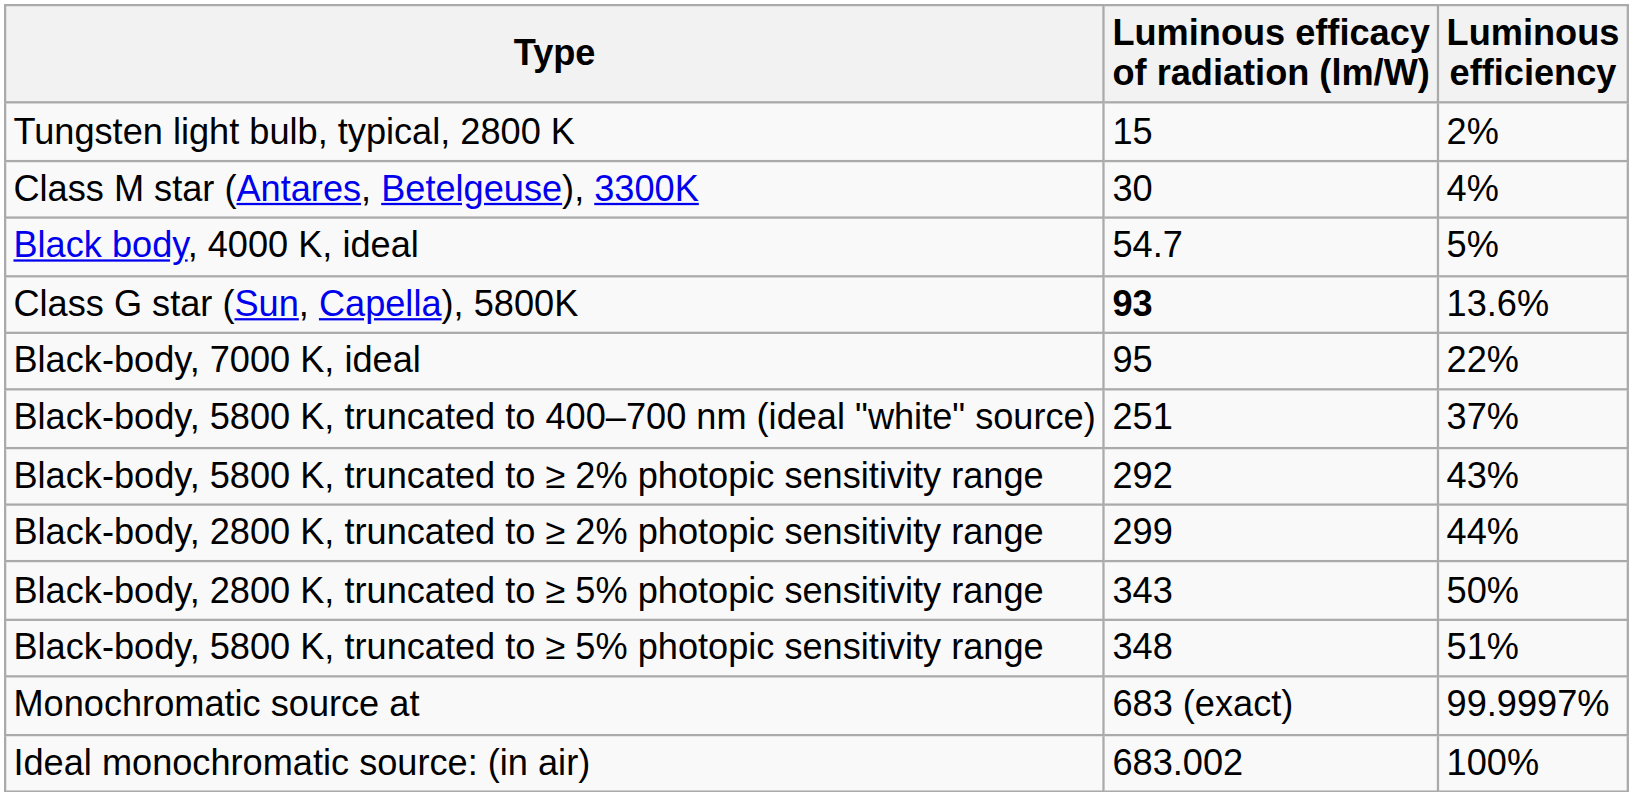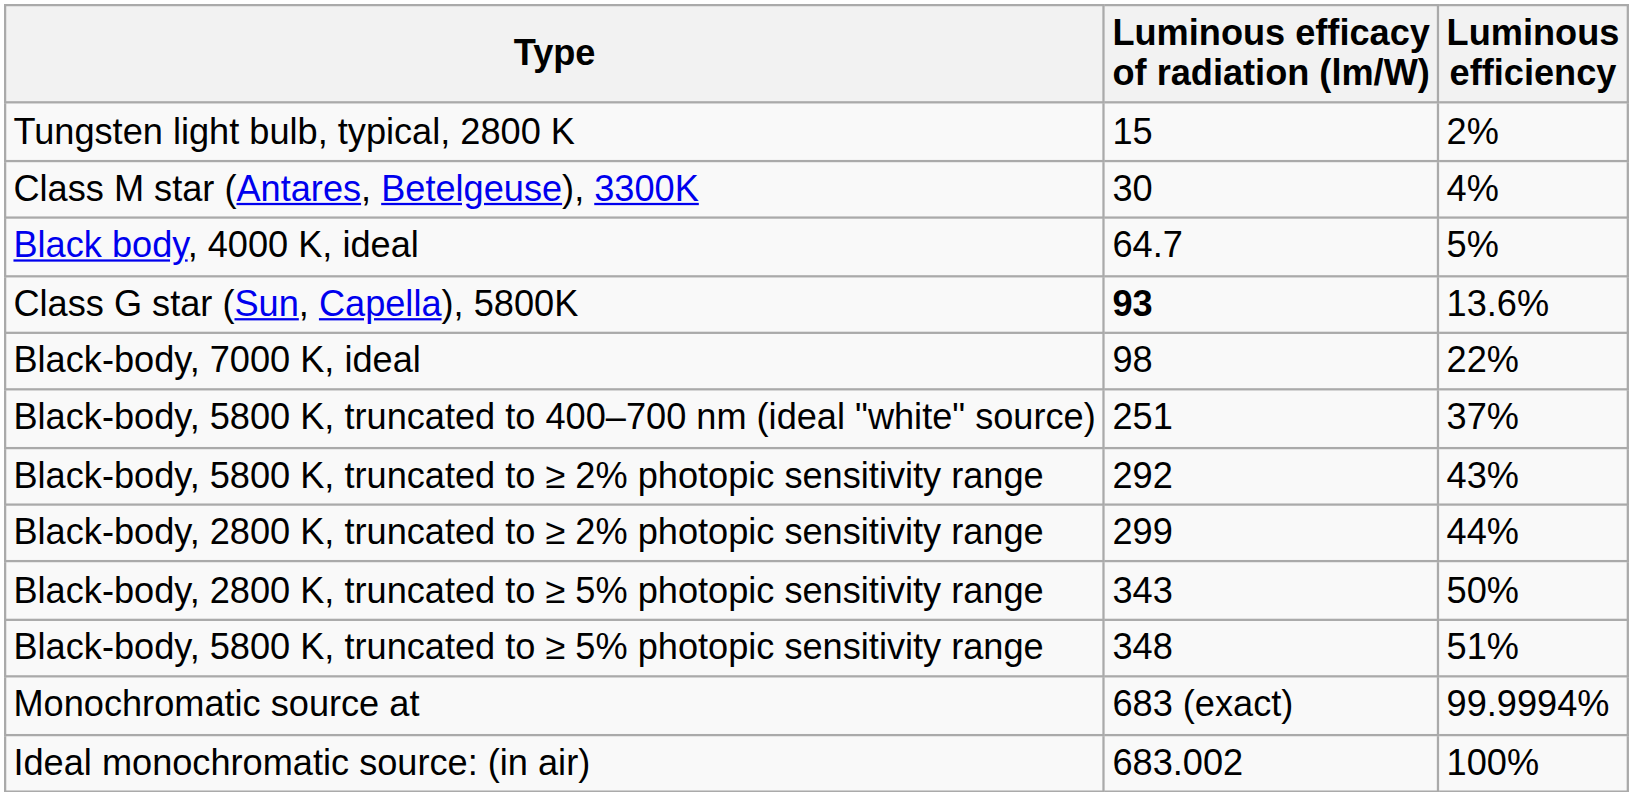(1148, 245) 54.7 -> (1148, 245) 64.7
(1133, 360) 95 -> (1133, 360) 98
(1528, 704) 99.9997% -> (1528, 704) 99.9994%
